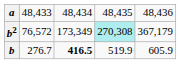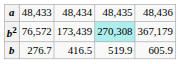(74, 31) 173,349 -> (74, 31) 173,439
(80, 50) bold -> (80, 50) normal
